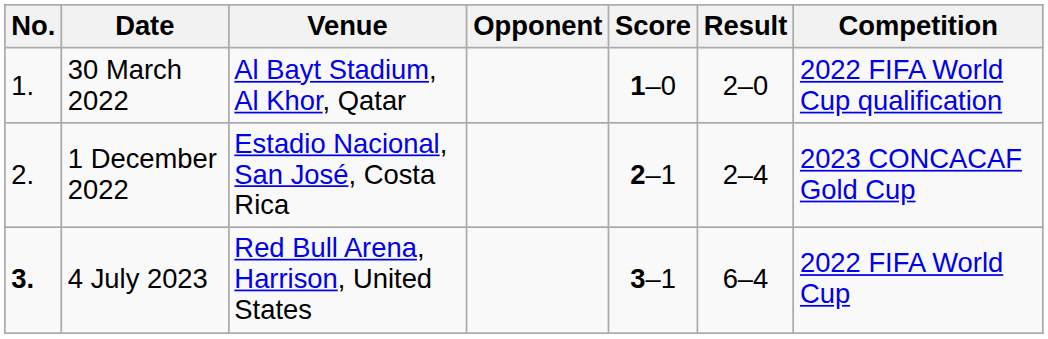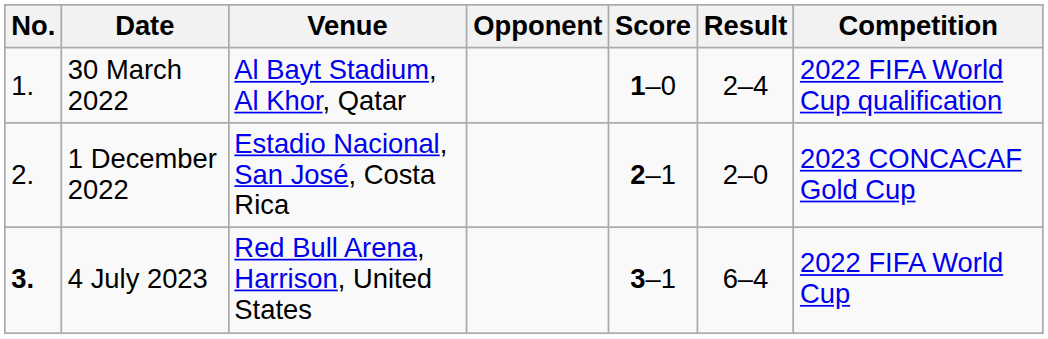(745, 84) 2–0 -> (745, 84) 2–4
(745, 174) 2–4 -> (745, 174) 2–0
